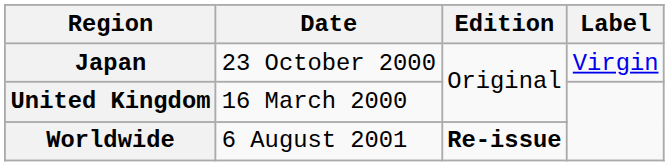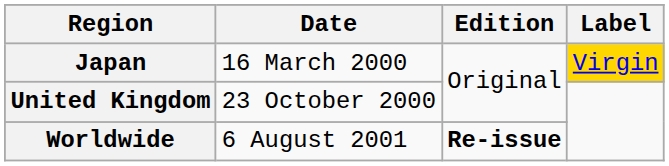(329, 63) 23 October 2000 -> (315, 63) 16 March 2000
(616, 63) no background -> (616, 63) gold background
(315, 102) 16 March 2000 -> (329, 102) 23 October 2000
